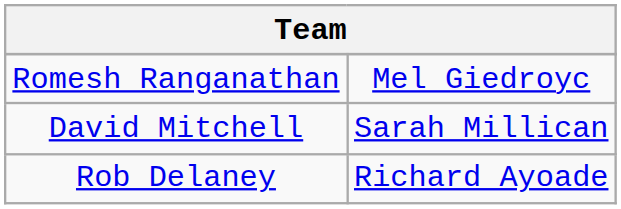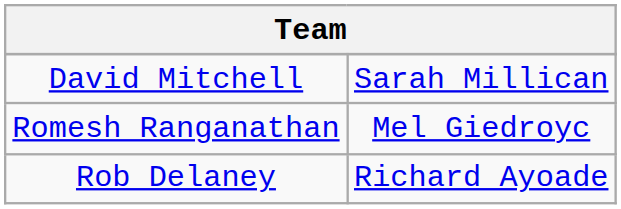rows swapped: (176, 129) <-> (176, 79)
